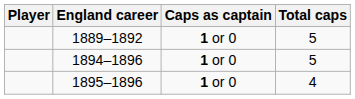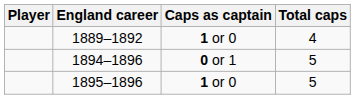(313, 37) 5 -> (313, 37) 4
(218, 60) 1 or 0 -> (218, 60) 0 or 1
(313, 82) 4 -> (313, 82) 5
